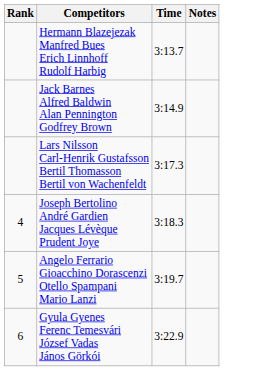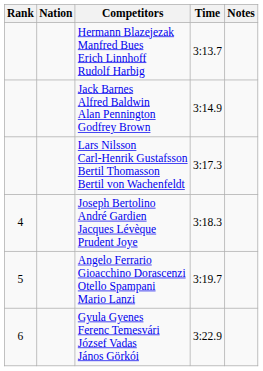+ column: (56, 13)
